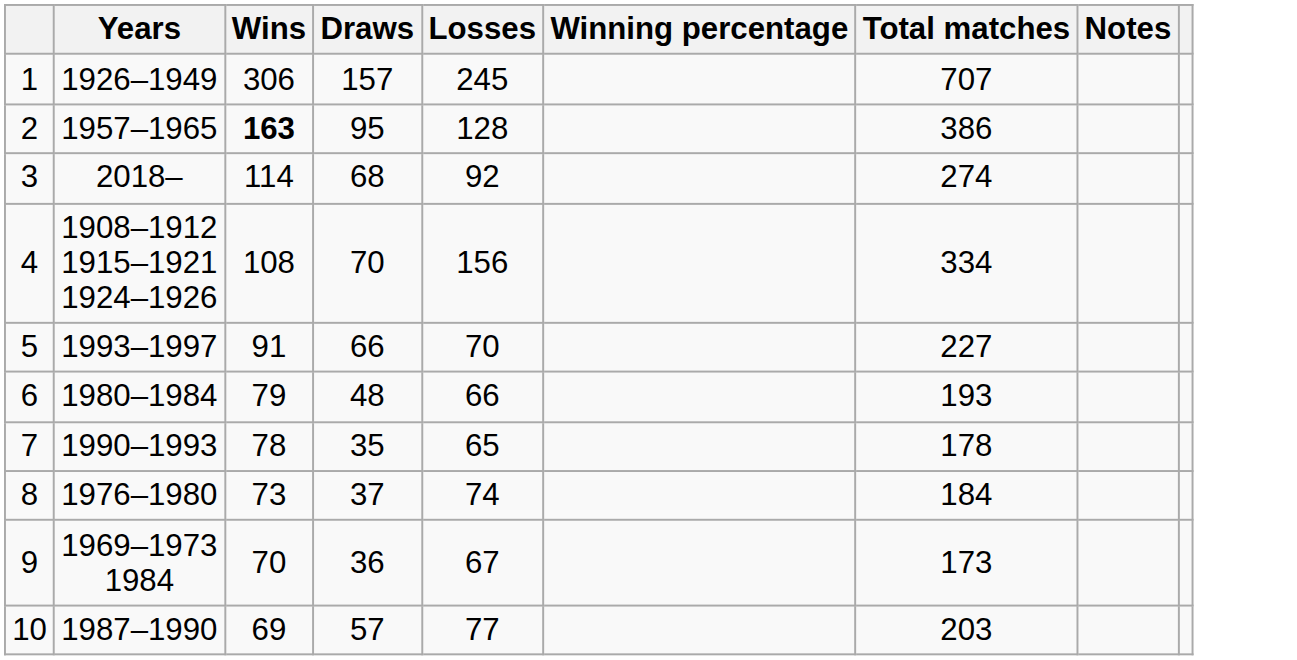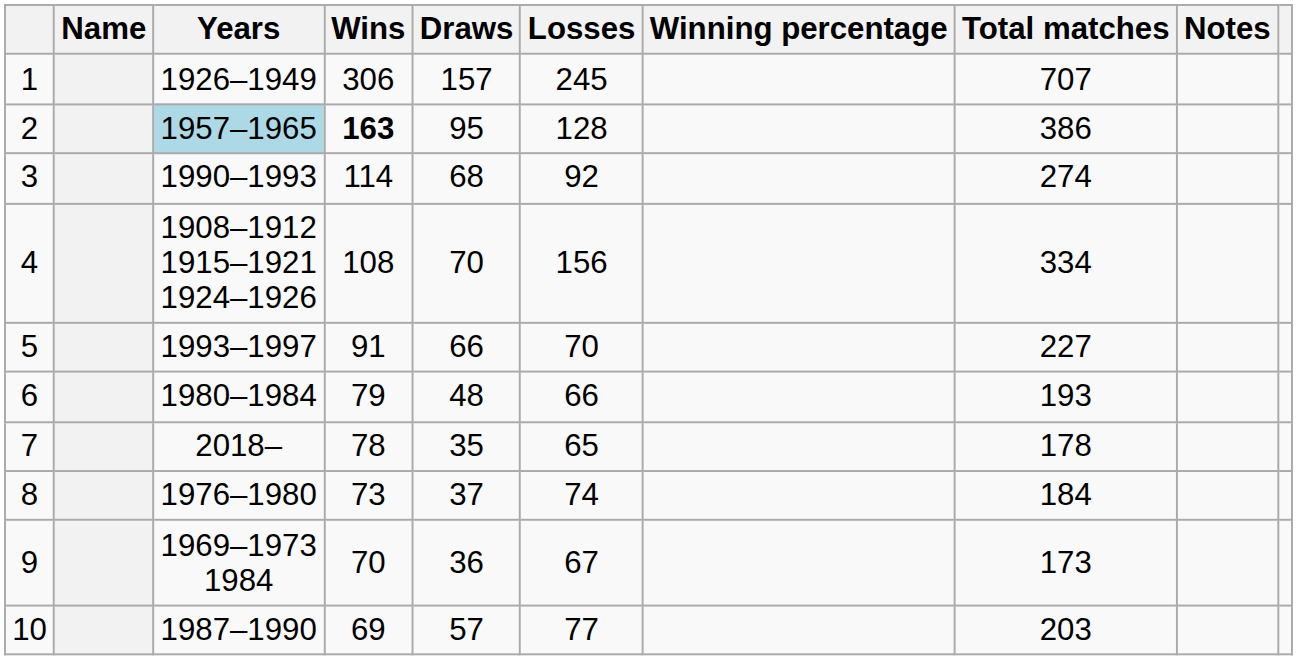+ column: (104, 29)
(139, 128) no background -> (239, 128) lightblue background
(139, 177) 2018– -> (239, 177) 1990–1993
(139, 445) 1990–1993 -> (239, 445) 2018–
